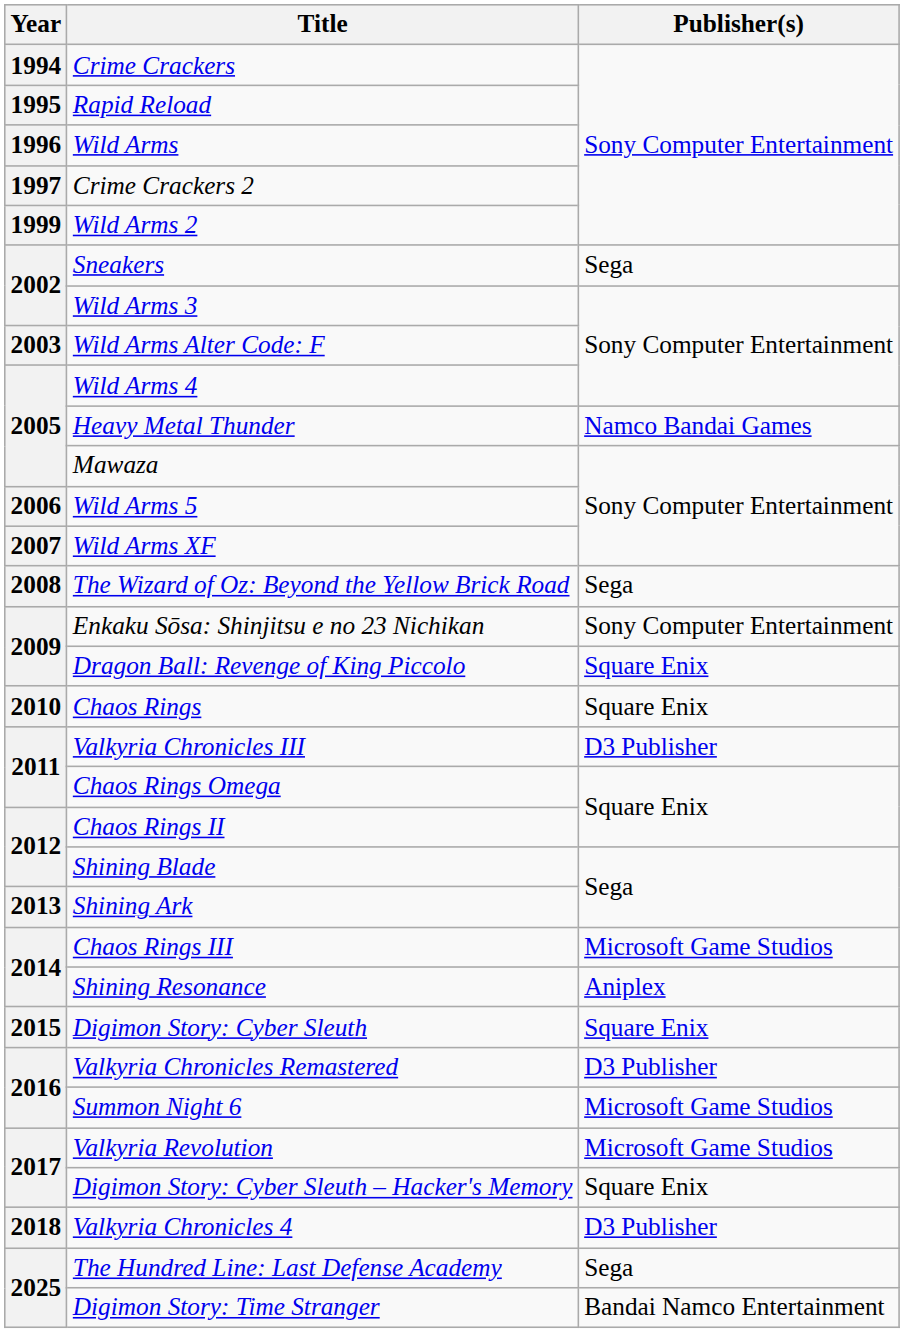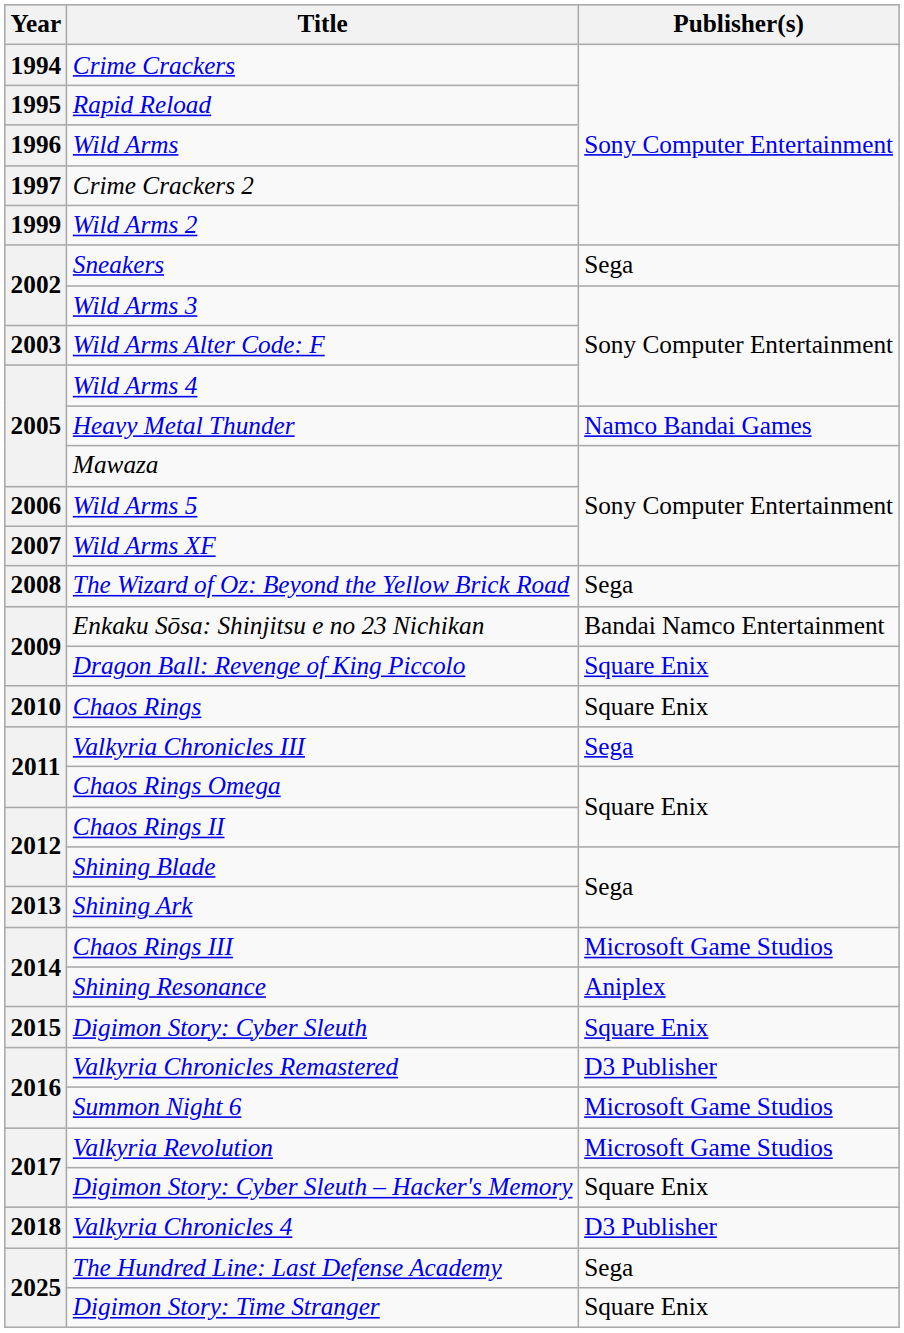(739, 625) Sony Computer Entertainment -> (734, 625) Bandai Namco Entertainment
(651, 746) D3 Publisher -> (609, 746) Sega
(734, 1307) Bandai Namco Entertainment -> (646, 1307) Square Enix
